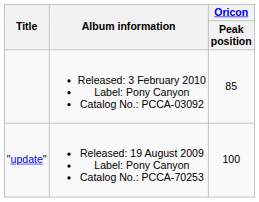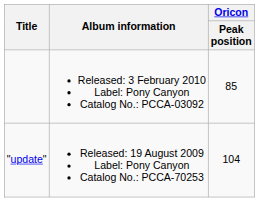(231, 160) 100 -> (231, 160) 104
